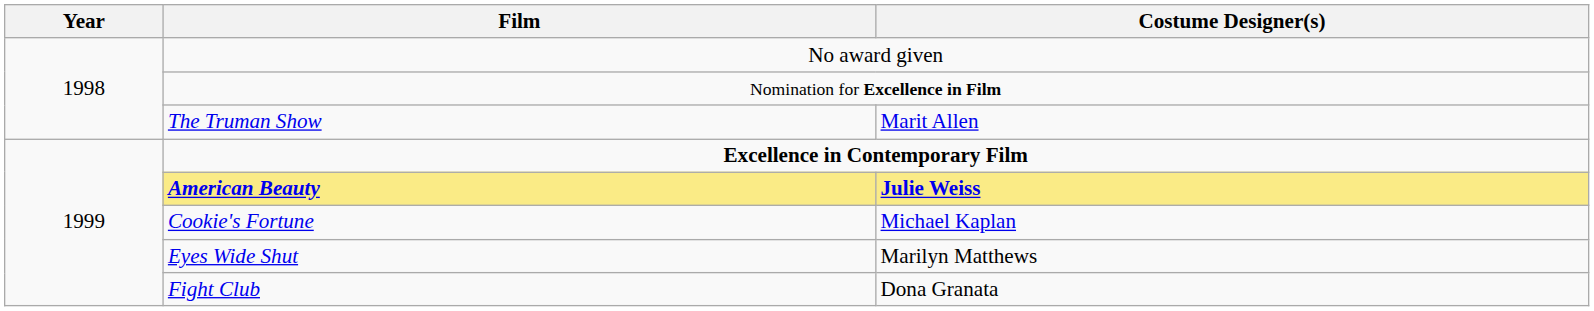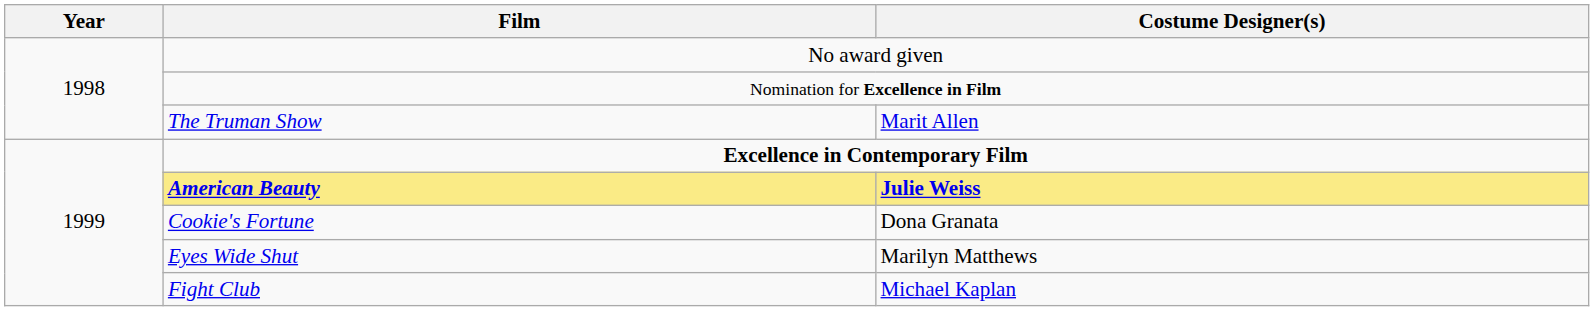(948, 222) Michael Kaplan -> (939, 222) Dona Granata
(939, 289) Dona Granata -> (948, 289) Michael Kaplan
